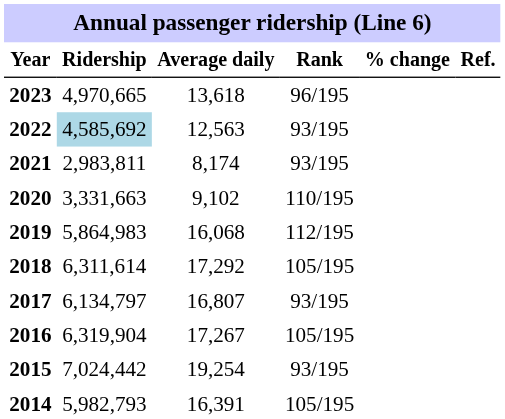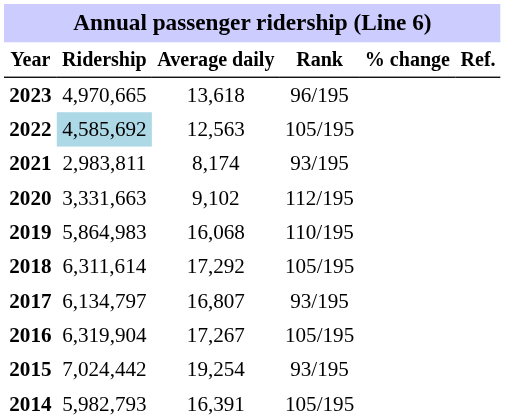(320, 129) 93/195 -> (320, 129) 105/195
(320, 197) 110/195 -> (320, 197) 112/195
(320, 232) 112/195 -> (320, 232) 110/195
